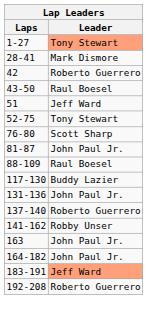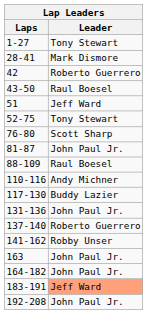(84, 42) lightsalmon background -> (84, 42) no background
+ row: (26, 180)
(96, 287) Roberto Guerrero -> (87, 302) John Paul Jr.
